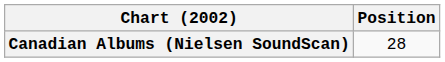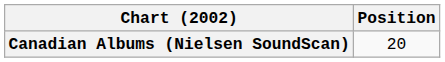(397, 44) 28 -> (397, 44) 20
